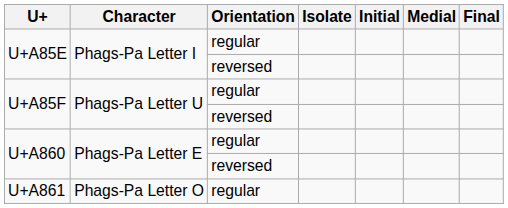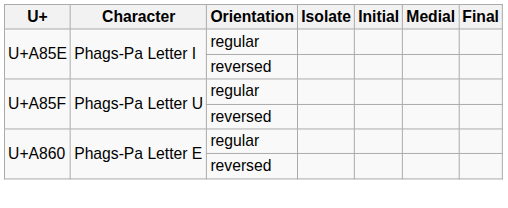- row: (37, 191)
